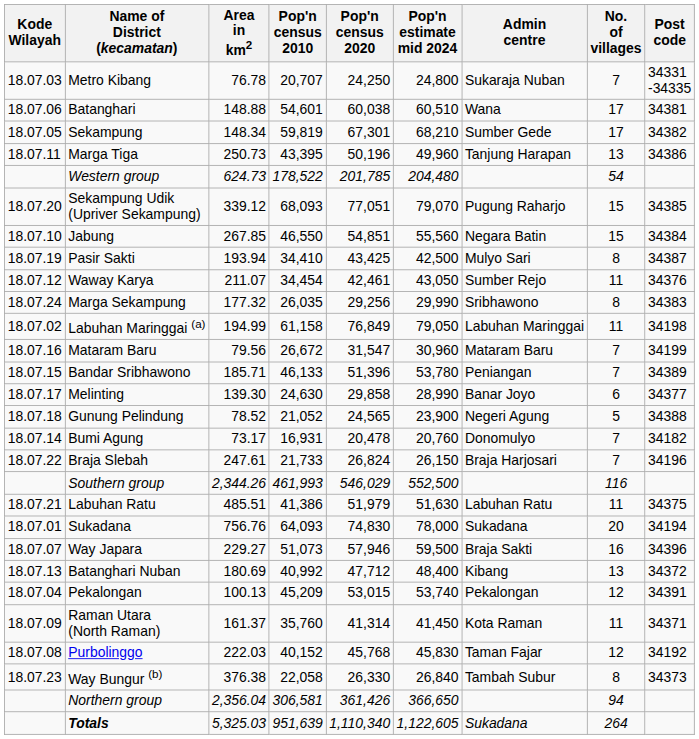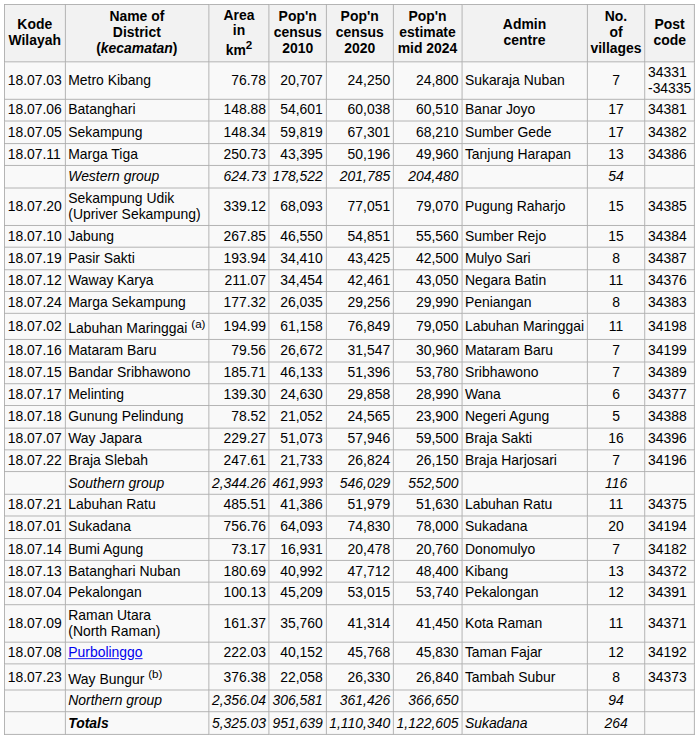(483, 110) Wana -> (500, 110) Banar Joyo
(506, 236) Negara Batin -> (506, 236) Sumber Rejo
(506, 280) Sumber Rejo -> (506, 280) Negara Batin
(502, 302) Sribhawono -> (498, 302) Peniangan
(498, 372) Peniangan -> (502, 372) Sribhawono
(500, 394) Banar Joyo -> (483, 394) Wana
rows swapped: (105, 549) <-> (106, 438)
